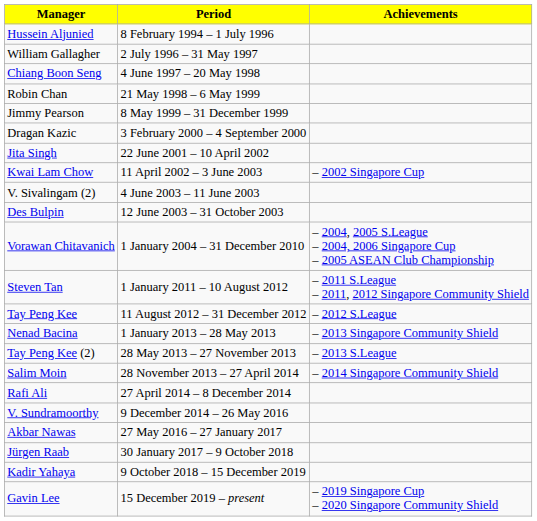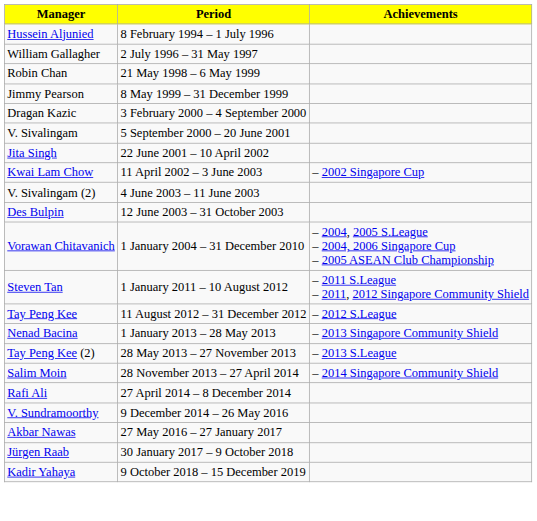- row: (54, 73)
+ row: (43, 133)
- row: (33, 498)
